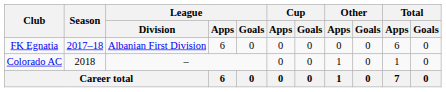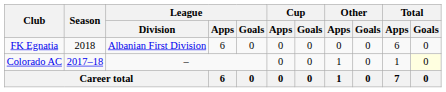(85, 45) 2017–18 -> (85, 45) 2018
(85, 62) 2018 -> (85, 62) 2017–18
(426, 62) no background -> (426, 62) lightyellow background
